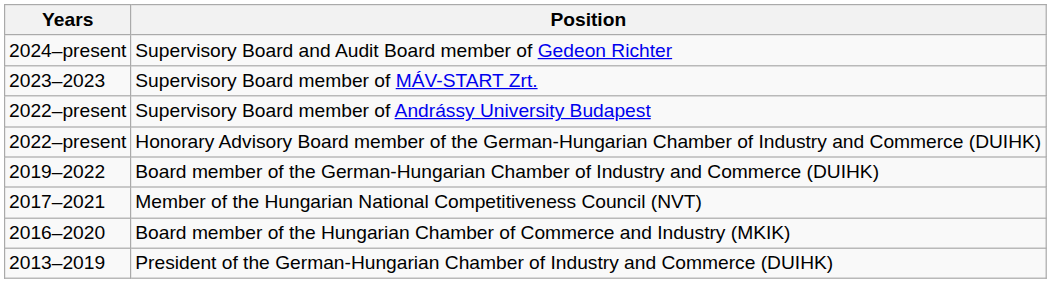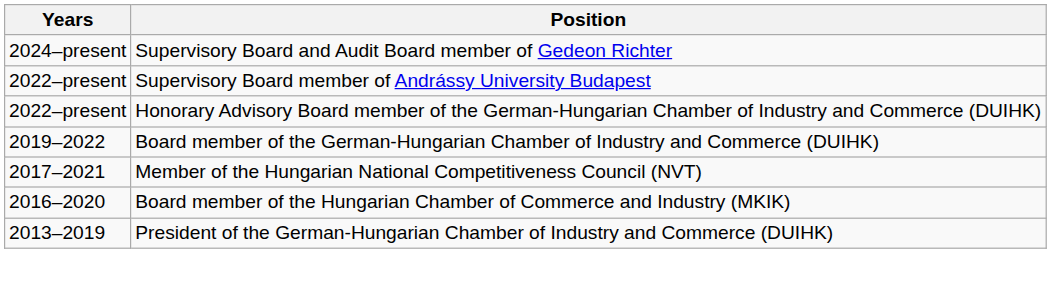- row: (336, 80)
